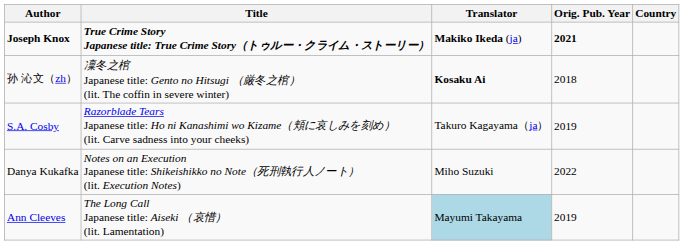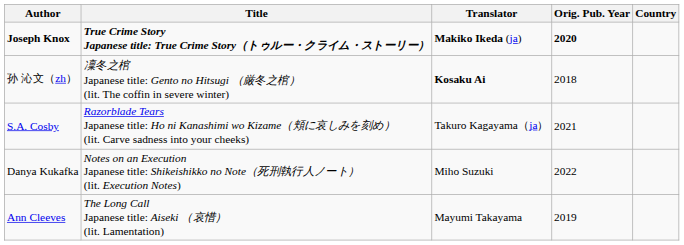(565, 38) 2021 -> (565, 38) 2020
(565, 126) 2019 -> (565, 126) 2021
(478, 217) lightblue background -> (478, 217) no background
